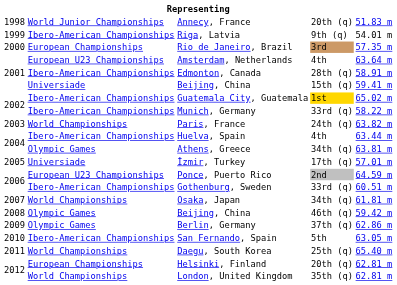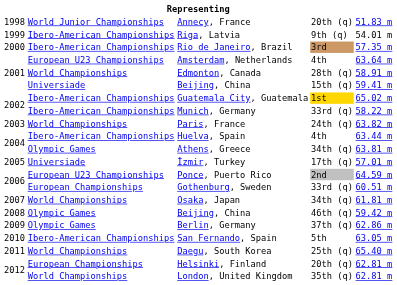(85, 47) European Championships -> (101, 47) Ibero-American Championships
(101, 73) Ibero-American Championships -> (77, 73) World Championships
(101, 187) Ibero-American Championships -> (85, 187) European Championships
